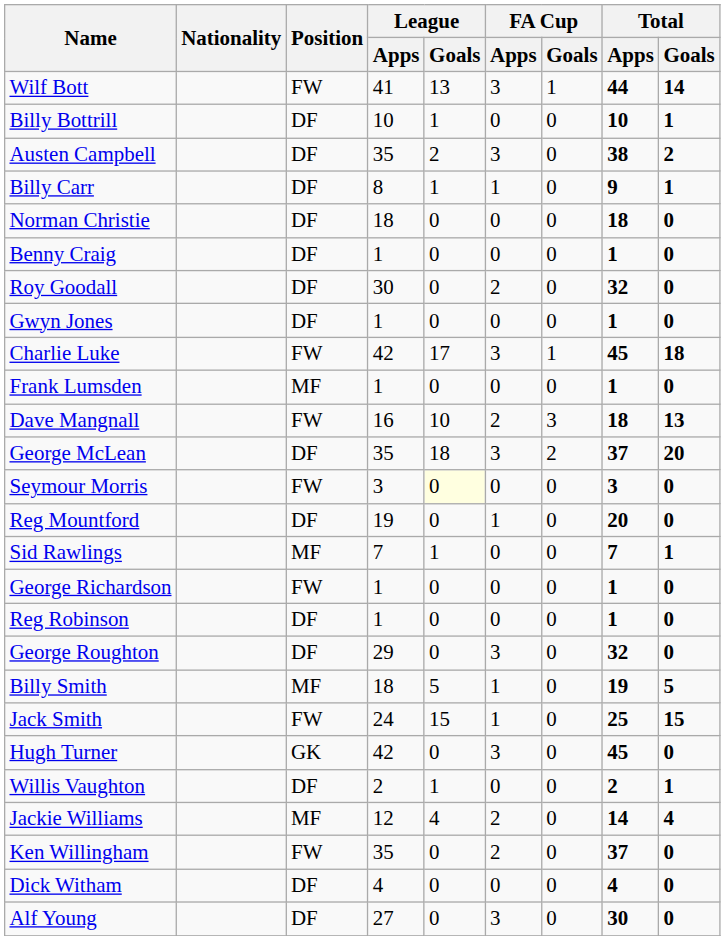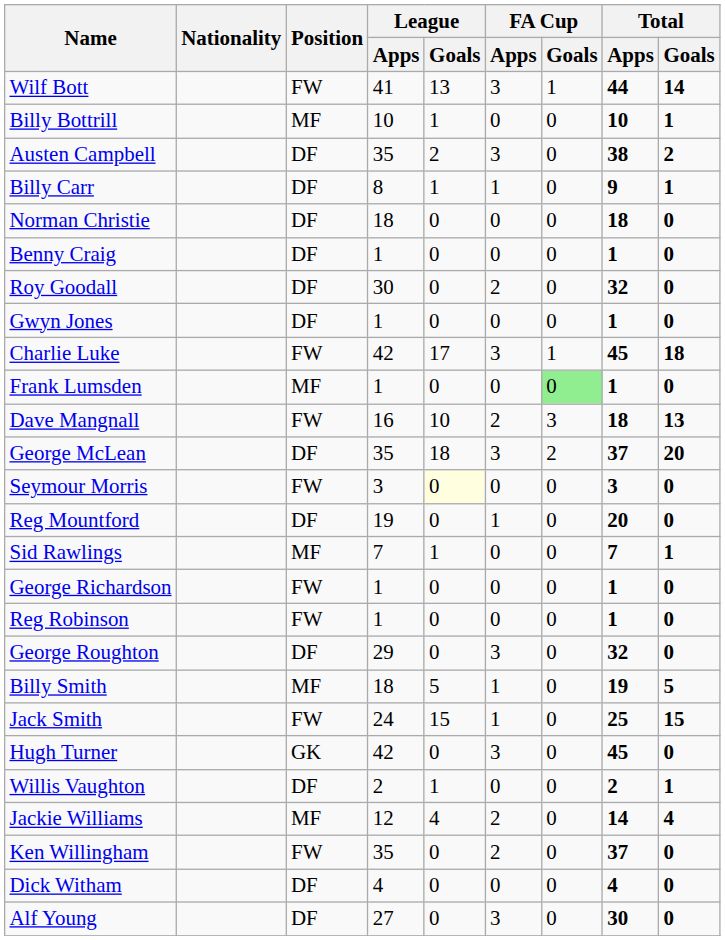(304, 120) DF -> (306, 120) MF
(552, 386) no background -> (552, 386) lightgreen background
(304, 619) DF -> (307, 619) FW
